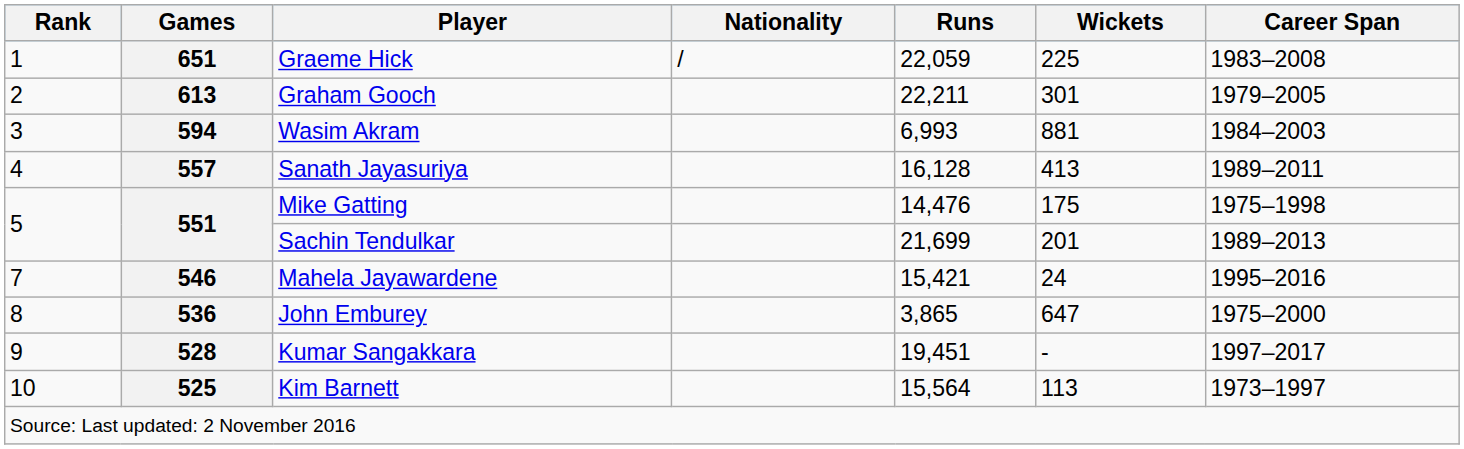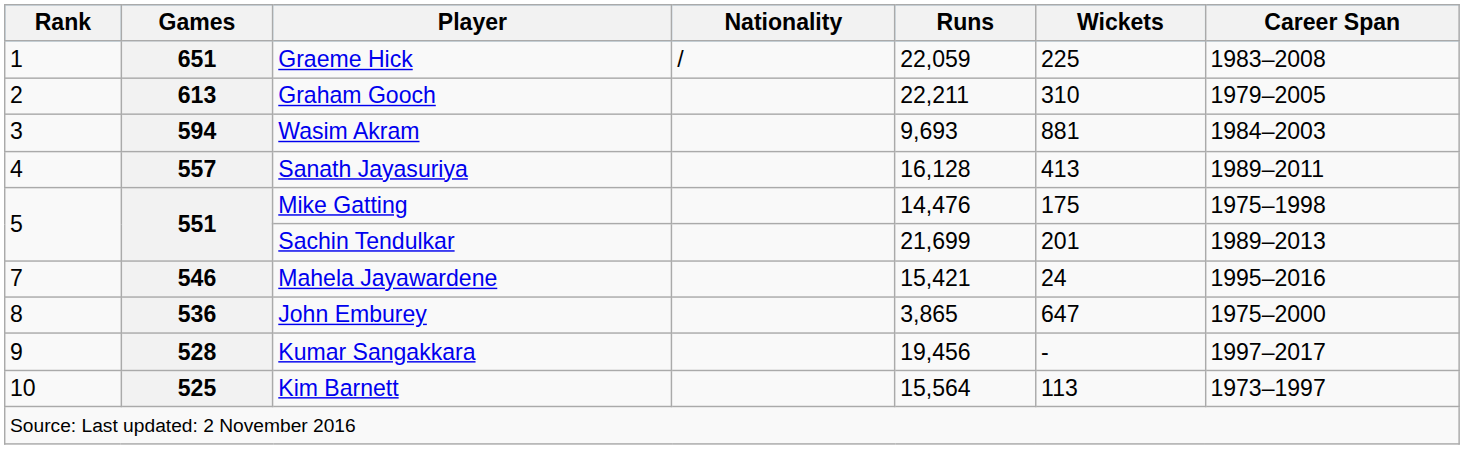(1060, 95) 301 -> (1060, 95) 310
(929, 132) 6,993 -> (929, 132) 9,693
(935, 351) 19,451 -> (935, 351) 19,456
